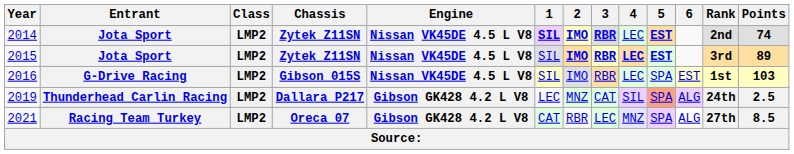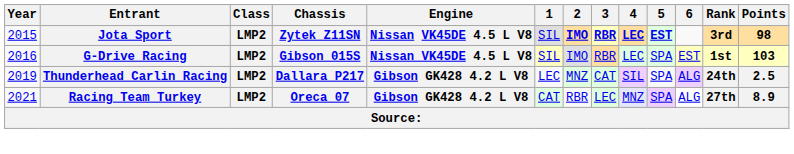- row: (22, 35)
(764, 56) 89 -> (764, 35) 98
(661, 97) lightsalmon background -> (661, 76) no background
(764, 118) 8.5 -> (764, 97) 8.9
